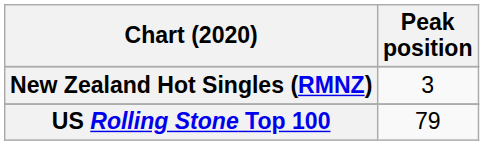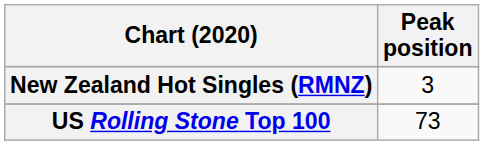(428, 121) 79 -> (428, 121) 73
